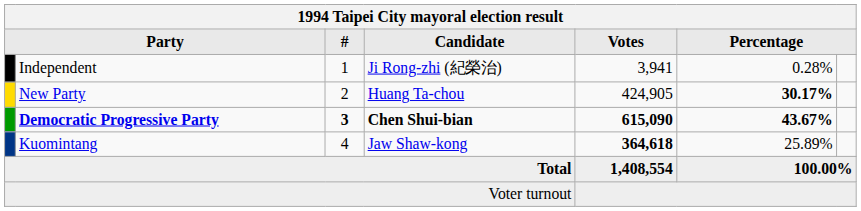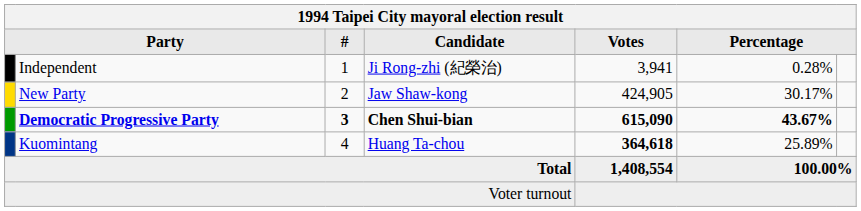(416, 94) Huang Ta-chou -> (418, 94) Jaw Shaw-kong
(807, 94) bold -> (808, 94) normal
(418, 144) Jaw Shaw-kong -> (416, 144) Huang Ta-chou
